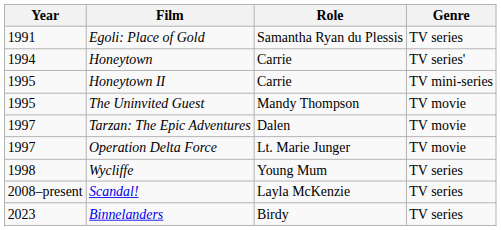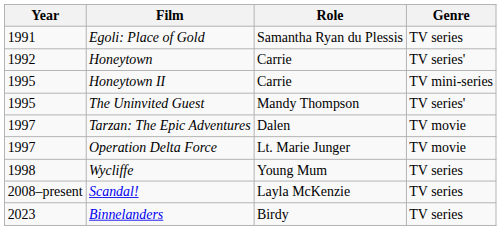(22, 59) 1994 -> (22, 59) 1992
(438, 103) TV movie -> (437, 103) TV series'
